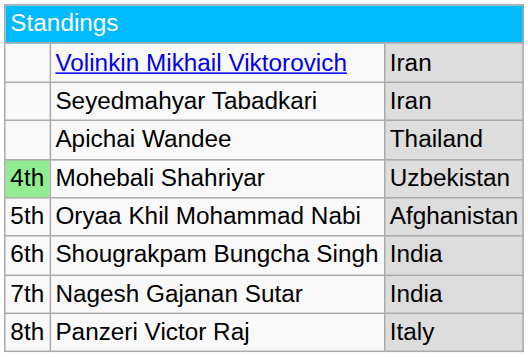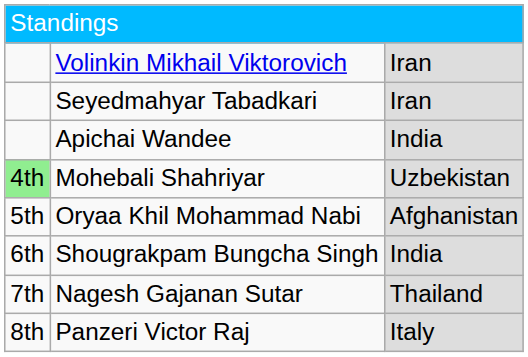(436, 139) Thailand -> (416, 139) India
(416, 293) India -> (436, 293) Thailand
